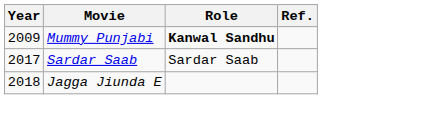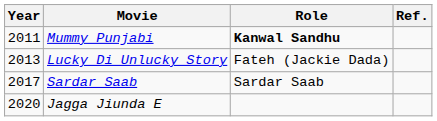(24, 38) 2009 -> (24, 38) 2011
+ row: (137, 60)
(24, 82) 2018 -> (24, 105) 2020
